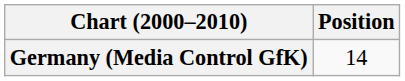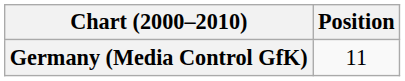(356, 57) 14 -> (356, 57) 11
